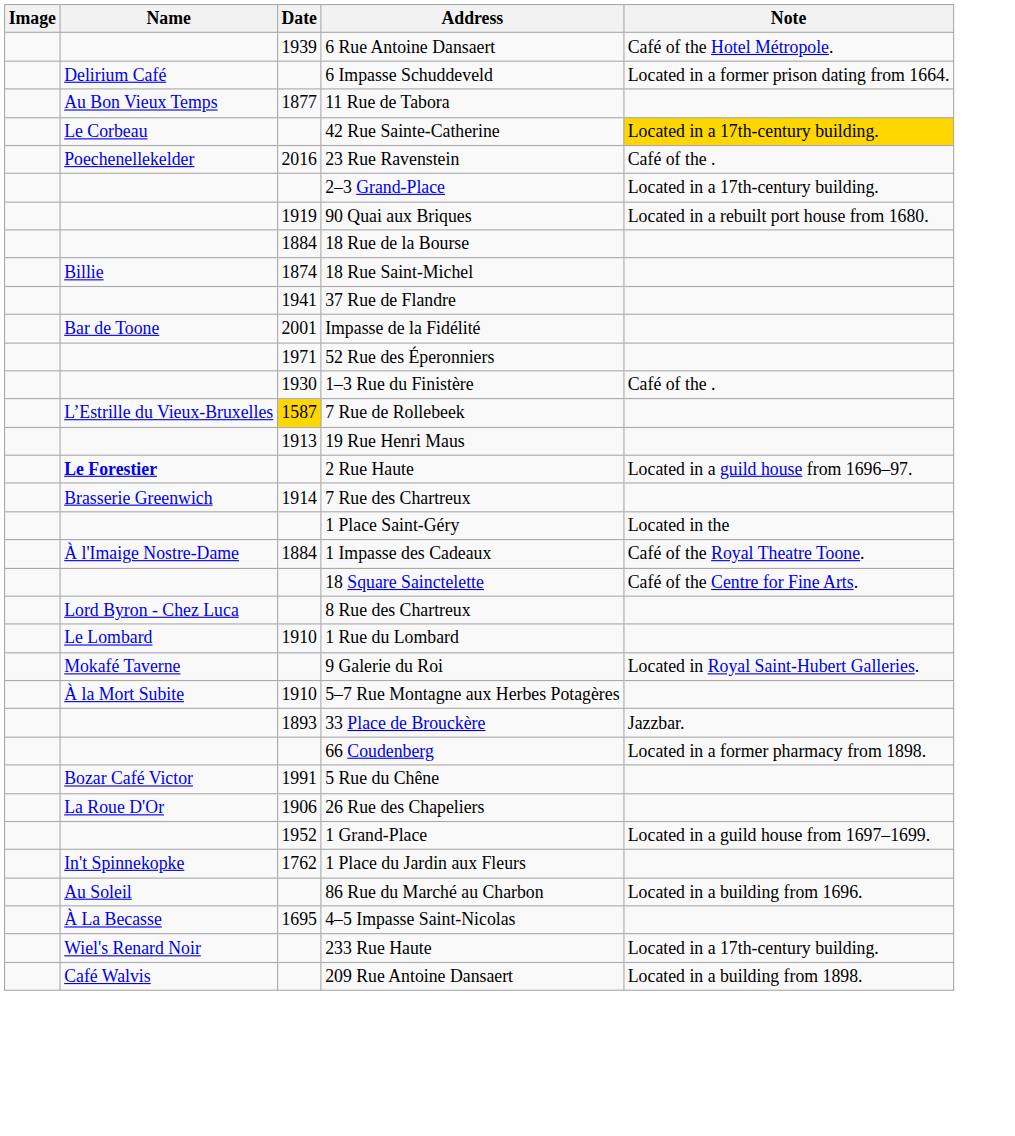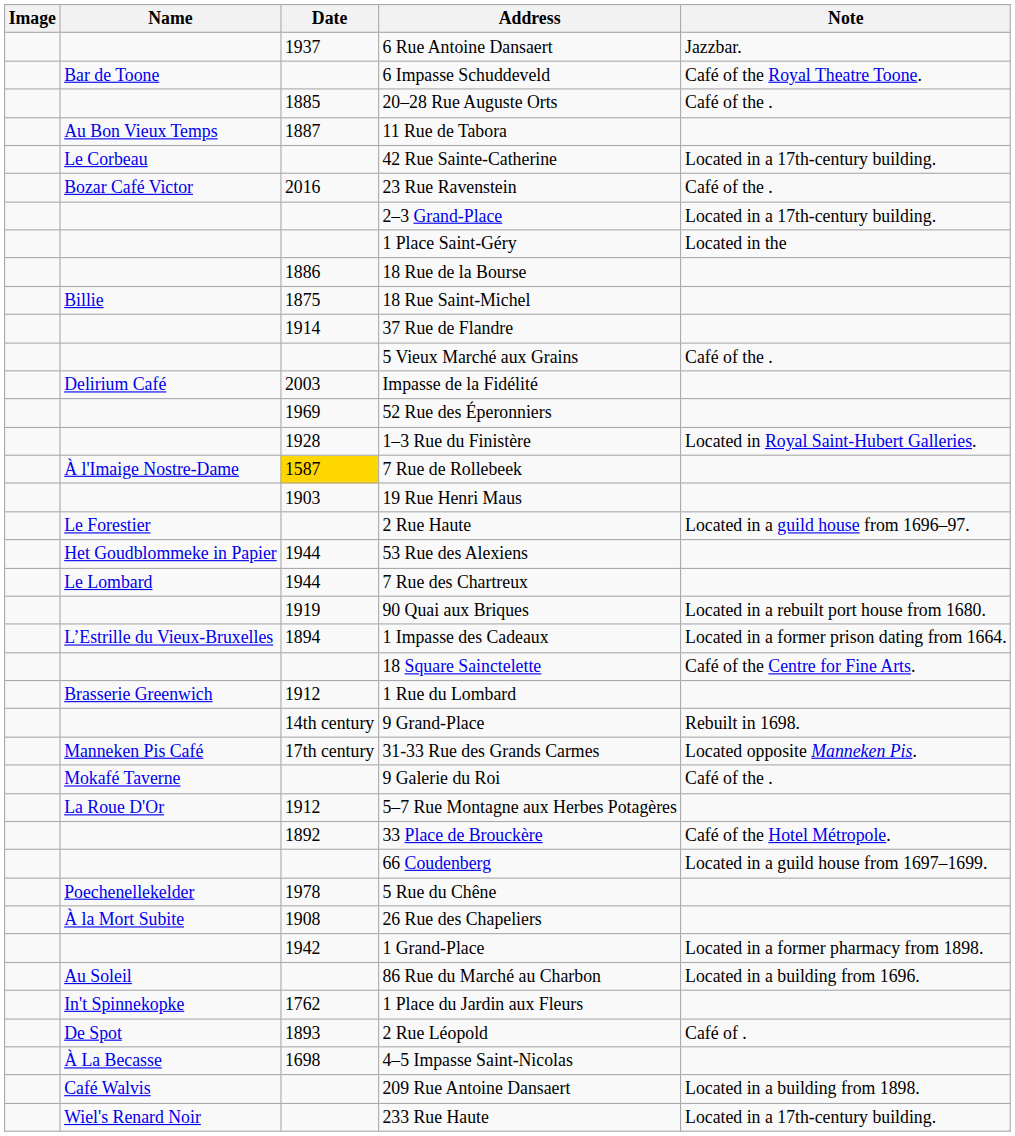(299, 46) 1939 -> (303, 46) 1937
(731, 46) Café of the Hotel Métropole. -> (713, 46) Jazzbar.
(115, 74) Delirium Café -> (112, 74) Bar de Toone
(789, 74) Located in a former prison dating from 1664. -> (803, 74) Café of the Royal Theatre Toone.
+ row: (470, 103)
(299, 103) 1877 -> (303, 131) 1887
(753, 131) gold background -> (811, 159) no background
(129, 159) Poechenellekelder -> (129, 187) Bozar Café Victor
rows swapped: (398, 215) <-> (392, 525)
(299, 243) 1884 -> (303, 272) 1886
(299, 272) 1874 -> (303, 300) 1875
(299, 300) 1941 -> (303, 328) 1914
+ row: (480, 356)
(112, 328) Bar de Toone -> (115, 384) Delirium Café
(299, 328) 2001 -> (303, 384) 2003
(299, 356) 1971 -> (303, 412) 1969
(299, 384) 1930 -> (303, 441) 1928
(672, 384) Café of the . -> (831, 441) Located in Royal Saint-Hubert Galleries.
(169, 412) L’Estrille du Vieux-Bruxelles -> (152, 469) À l'Imaige Nostre-Dame
(299, 441) 1913 -> (303, 497) 1903
(111, 469) bold -> (107, 525) normal
+ row: (455, 553)
(138, 497) Brasserie Greenwich -> (108, 581) Le Lombard
(299, 497) 1914 -> (303, 581) 1944
(152, 553) À l'Imaige Nostre-Dame -> (169, 638) L’Estrille du Vieux-Bruxelles
(299, 553) 1884 -> (303, 638) 1894
(746, 553) Café of the Royal Theatre Toone. -> (846, 638) Located in a former prison dating from 1664.
- row: (398, 610)
(108, 638) Le Lombard -> (138, 694) Brasserie Greenwich
(299, 638) 1910 -> (303, 694) 1912
+ row: (433, 722)
+ row: (491, 750)
(774, 666) Located in Royal Saint-Hubert Galleries. -> (729, 779) Café of the .
(124, 694) À la Mort Subite -> (114, 807) La Roue D'Or
(299, 694) 1910 -> (303, 807) 1912
(299, 722) 1893 -> (303, 835) 1892
(656, 722) Jazzbar. -> (788, 835) Café of the Hotel Métropole.
(777, 750) Located in a former pharmacy from 1898. -> (836, 863) Located in a guild house from 1697–1699.
(129, 779) Bozar Café Victor -> (129, 891) Poechenellekelder
(299, 779) 1991 -> (303, 891) 1978
(114, 807) La Roue D'Or -> (124, 919) À la Mort Subite
(299, 807) 1906 -> (303, 919) 1908
(299, 835) 1952 -> (303, 948) 1942
(779, 835) Located in a guild house from 1697–1699. -> (834, 948) Located in a former pharmacy from 1898.
rows swapped: (434, 891) <-> (426, 863)
+ row: (435, 1032)
(299, 919) 1695 -> (303, 1060) 1698
rows swapped: (419, 976) <-> (378, 948)
